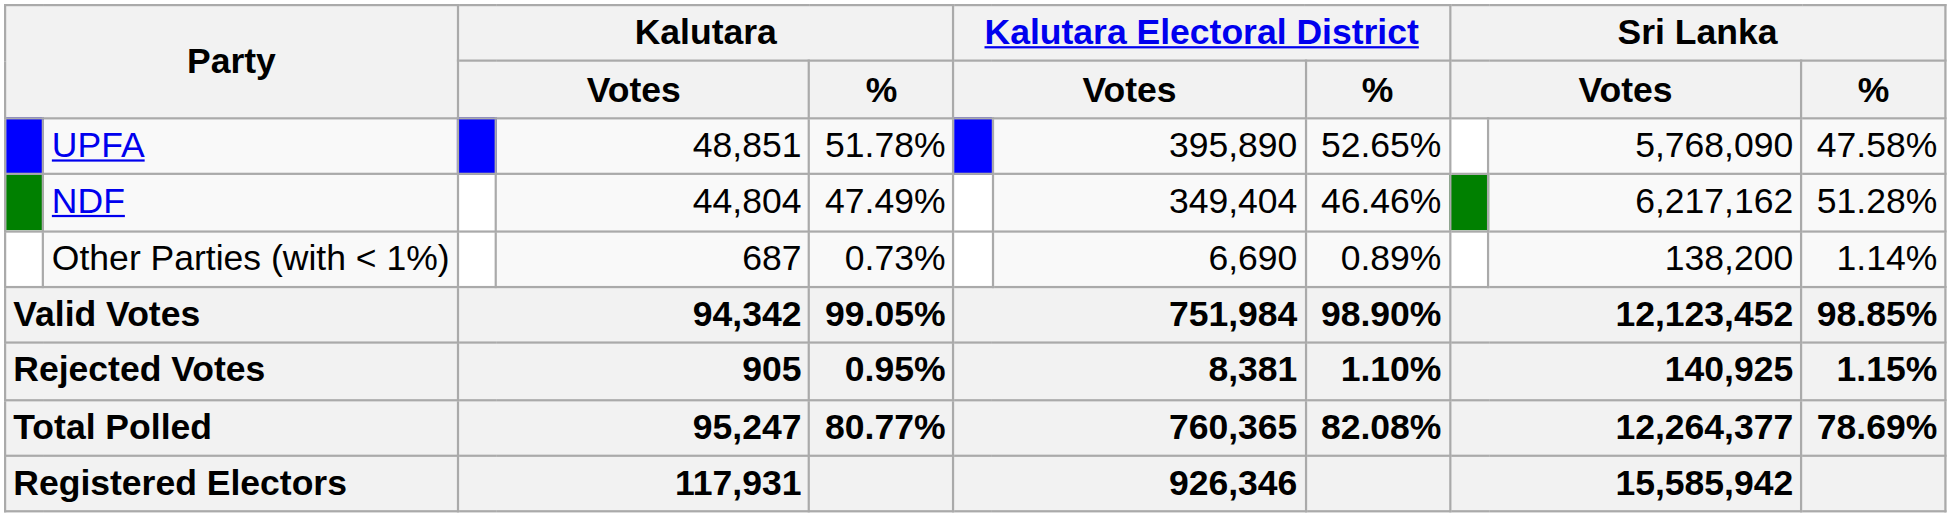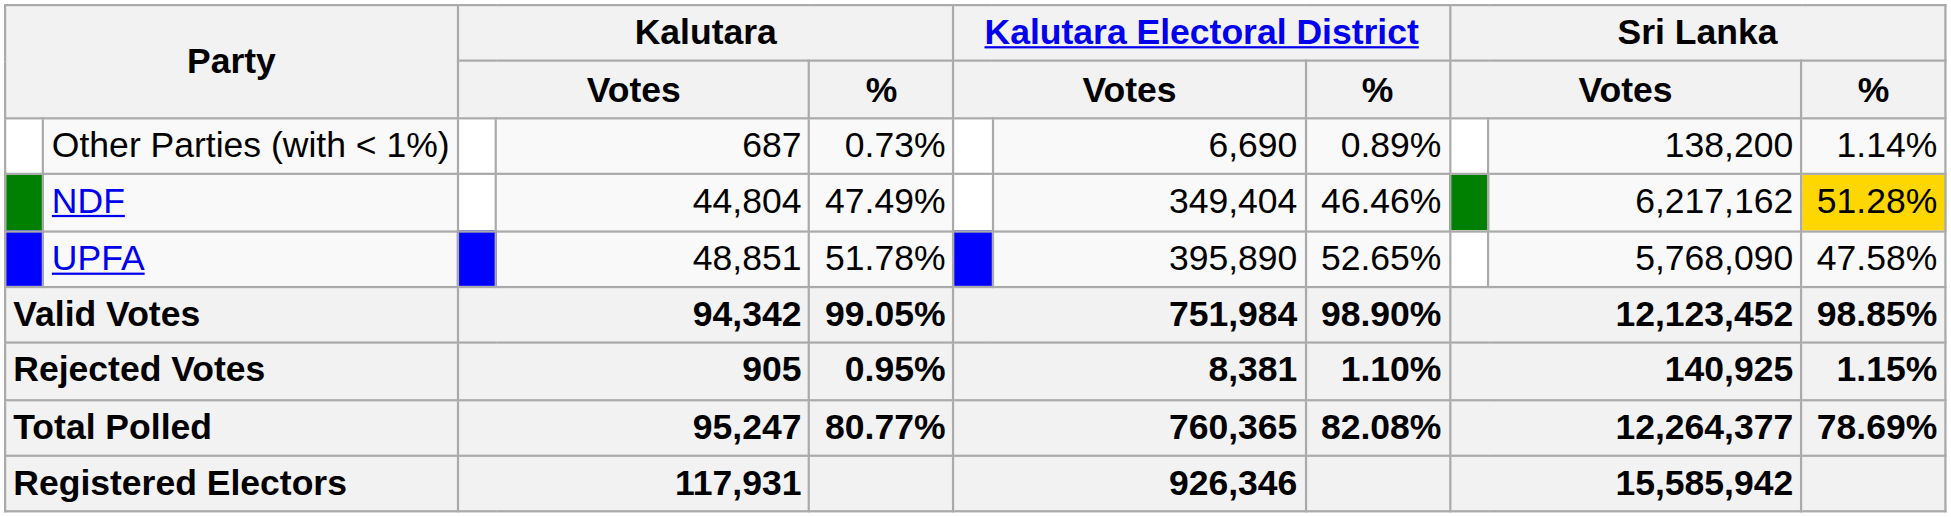rows swapped: (98, 145) <-> (251, 257)
(1877, 201) no background -> (1877, 201) gold background
